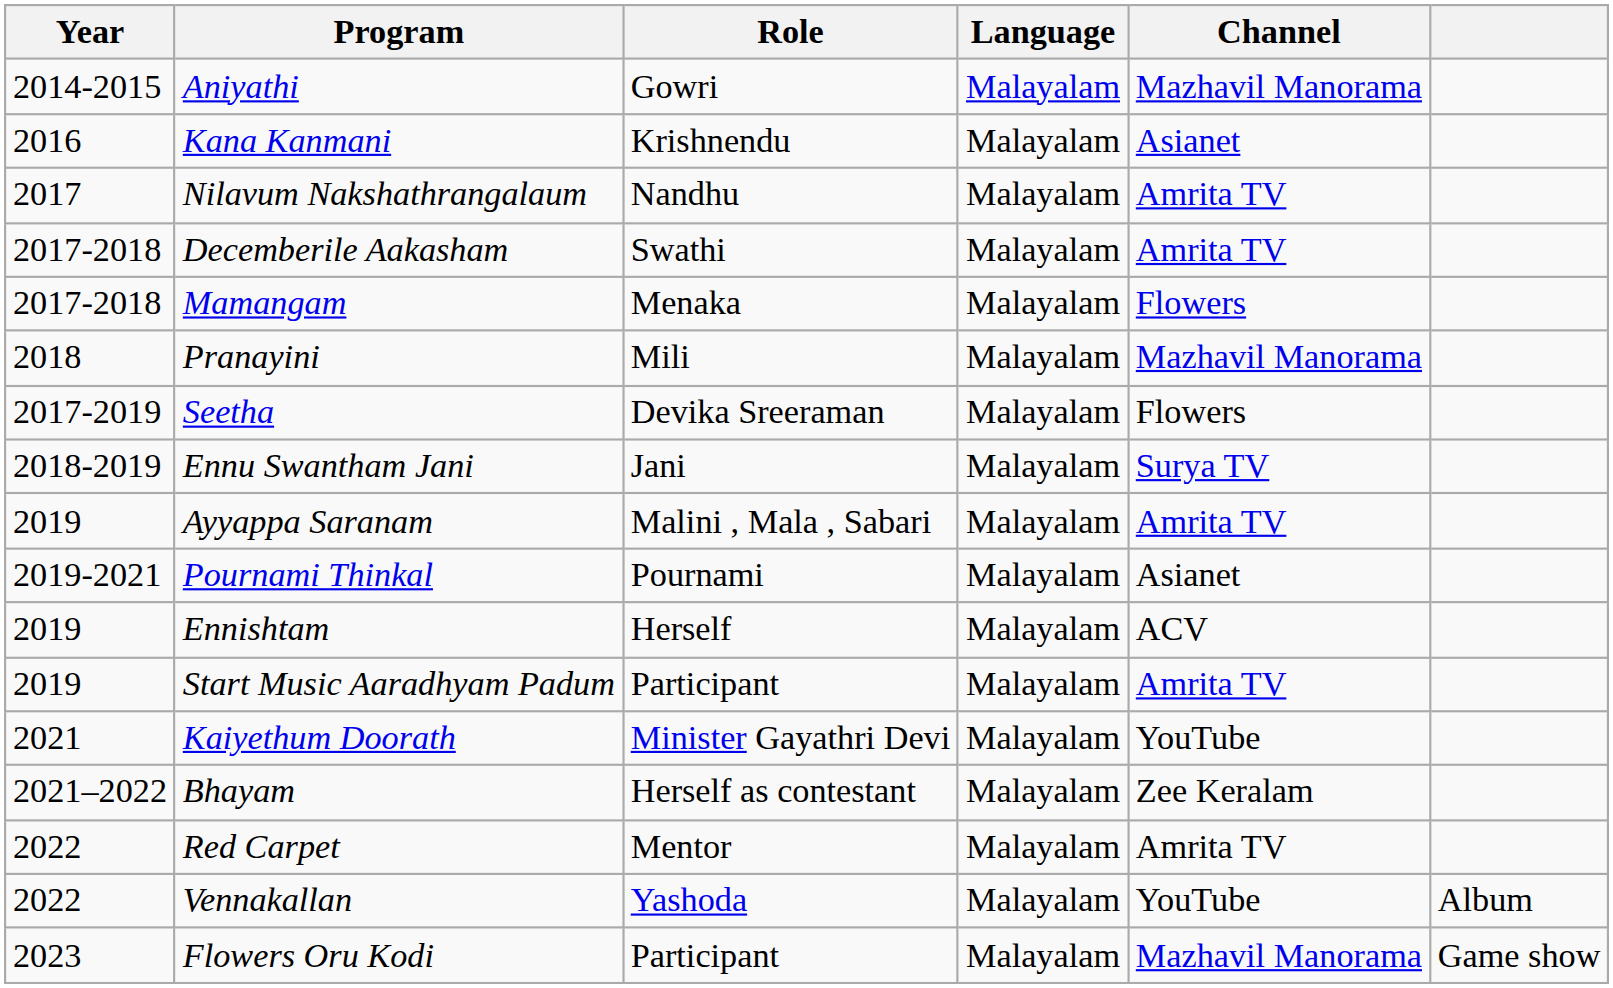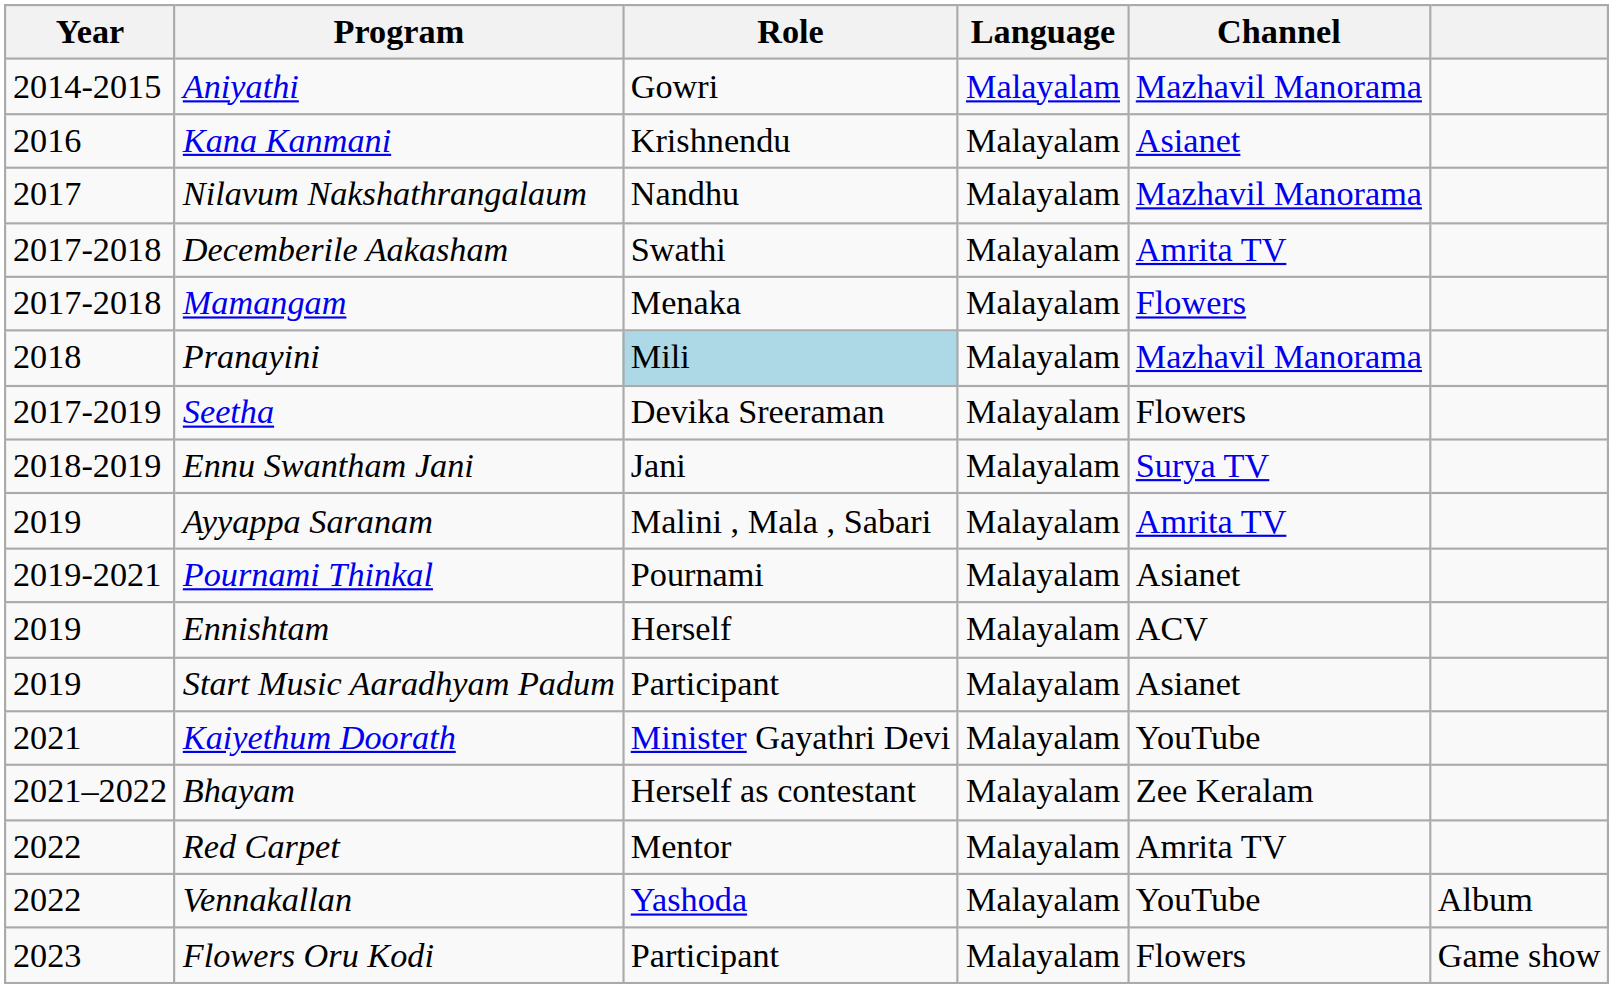(1211, 194) Amrita TV -> (1279, 194) Mazhavil Manorama
(660, 357) no background -> (660, 357) lightblue background
(1211, 683) Amrita TV -> (1188, 683) Asianet
(1279, 954) Mazhavil Manorama -> (1191, 954) Flowers
